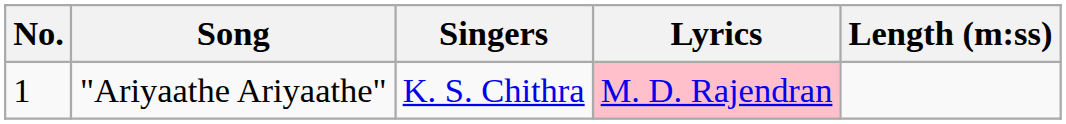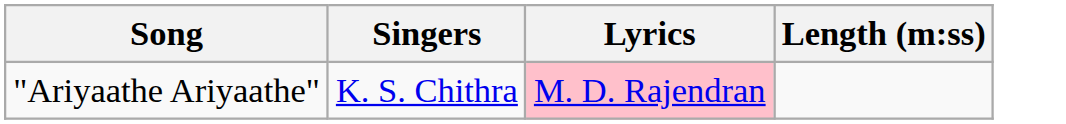- column: (39, 33)
